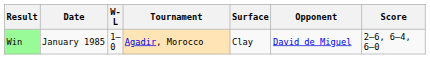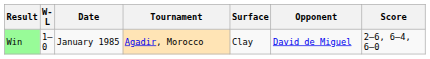columns swapped: (115, 16) <-> (74, 16)
